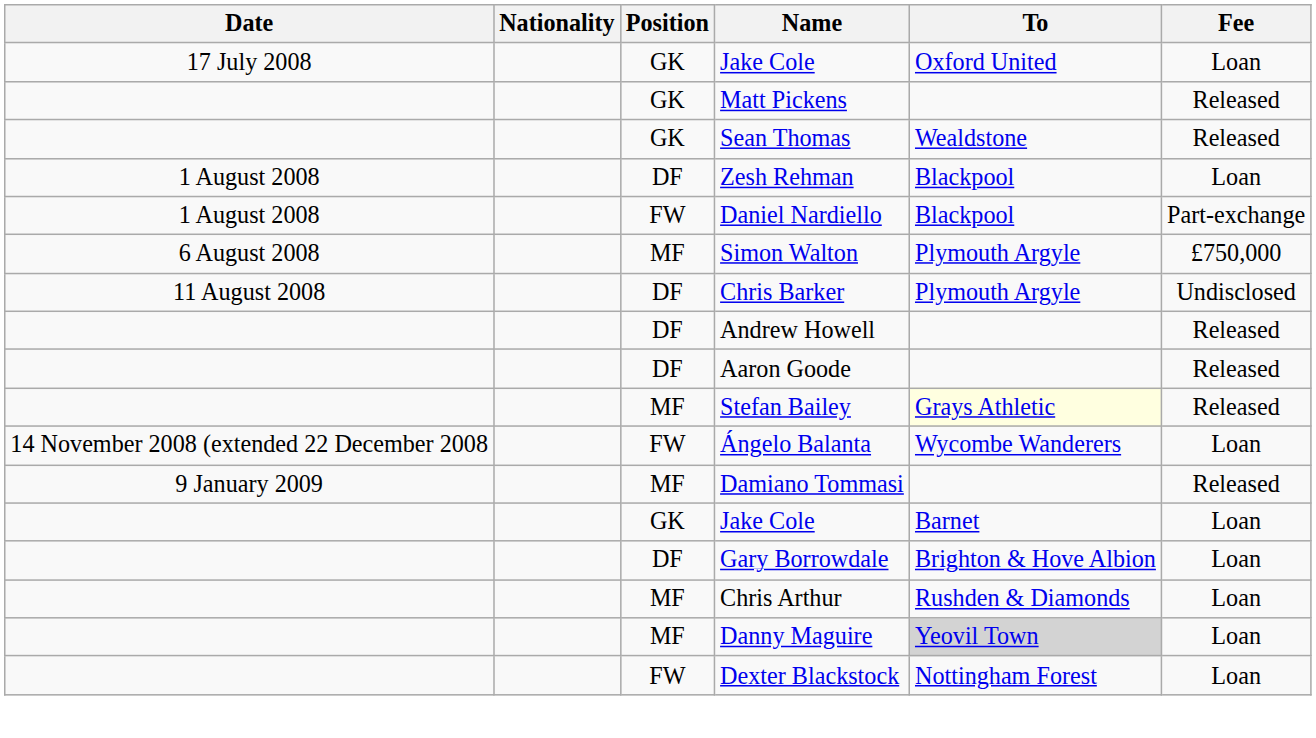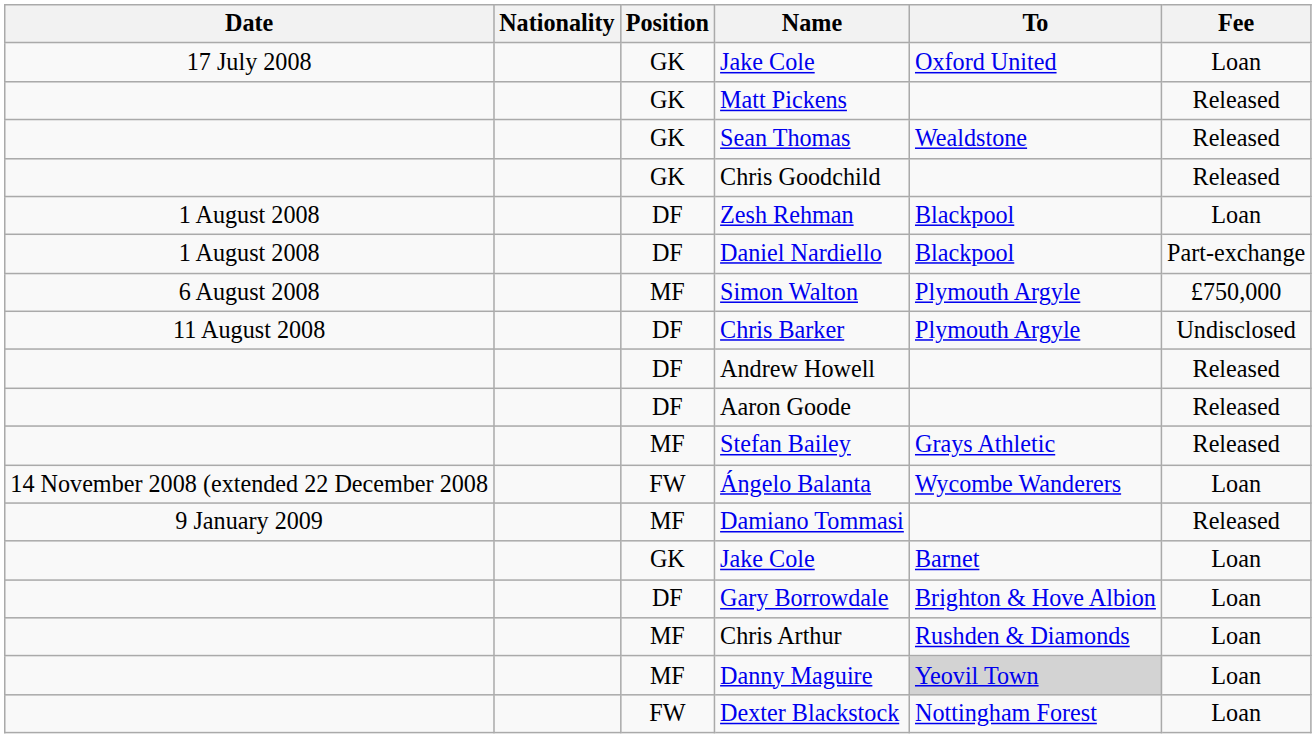+ row: (249, 177)
(667, 215) FW -> (667, 253) DF
(985, 406) lightyellow background -> (985, 445) no background
